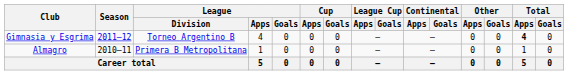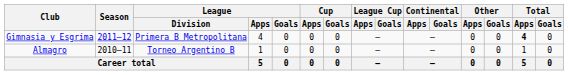(191, 37) Torneo Argentino B -> (191, 37) Primera B Metropolitana
(191, 50) Primera B Metropolitana -> (191, 50) Torneo Argentino B
